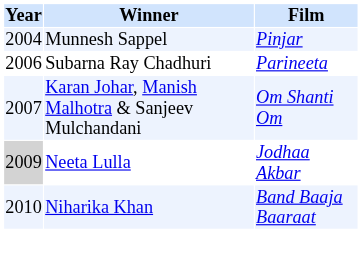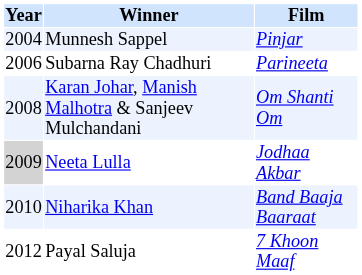(24, 107) 2007 -> (24, 107) 2008
+ row: (91, 251)
